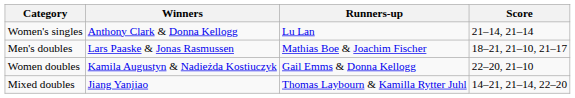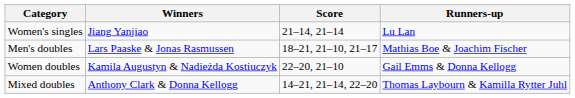columns swapped: (374, 13) <-> (519, 13)
(163, 31) Anthony Clark & Donna Kellogg -> (118, 31) Jiang Yanjiao
(118, 84) Jiang Yanjiao -> (163, 84) Anthony Clark & Donna Kellogg
